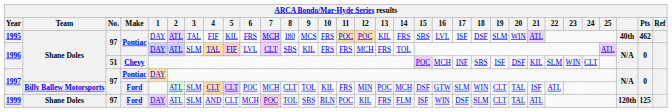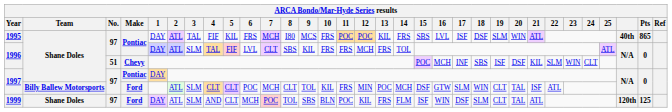(645, 36) 462 -> (645, 36) 865
